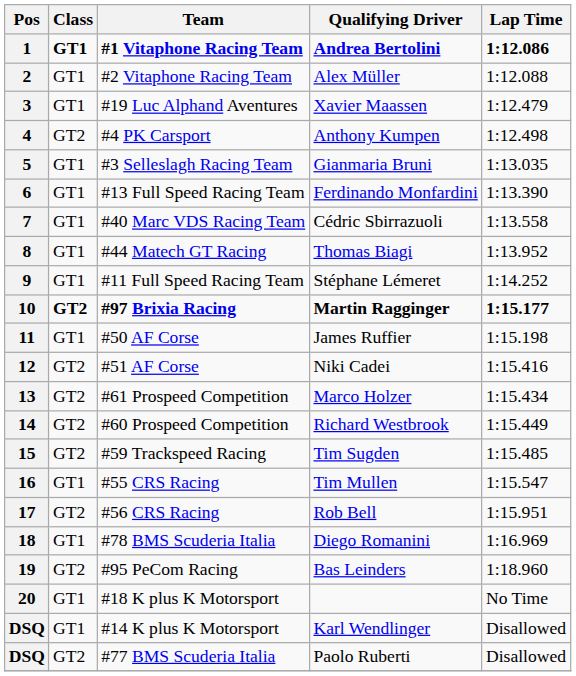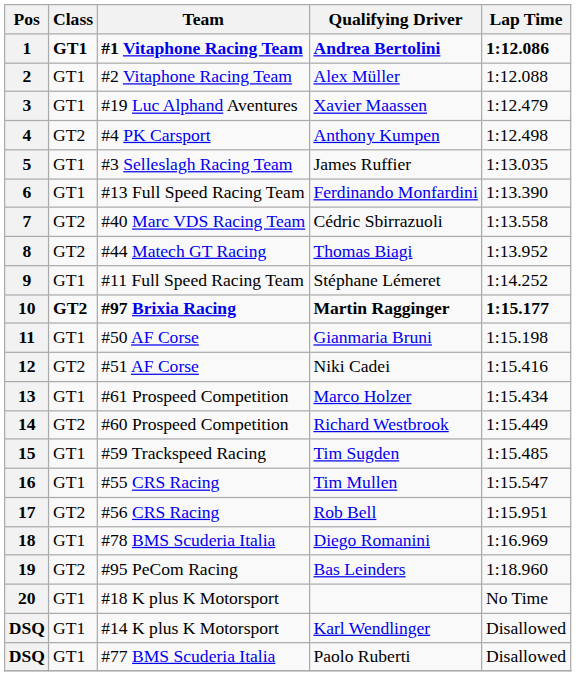(373, 164) Gianmaria Bruni -> (362, 164) James Ruffier
(69, 222) GT1 -> (69, 222) GT2
(69, 251) GT1 -> (69, 251) GT2
(362, 338) James Ruffier -> (373, 338) Gianmaria Bruni
(69, 396) GT2 -> (69, 396) GT1
(69, 454) GT2 -> (69, 454) GT1
(69, 656) GT2 -> (69, 656) GT1
